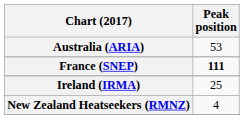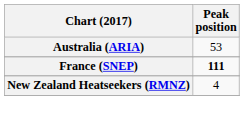- row: (99, 85)
